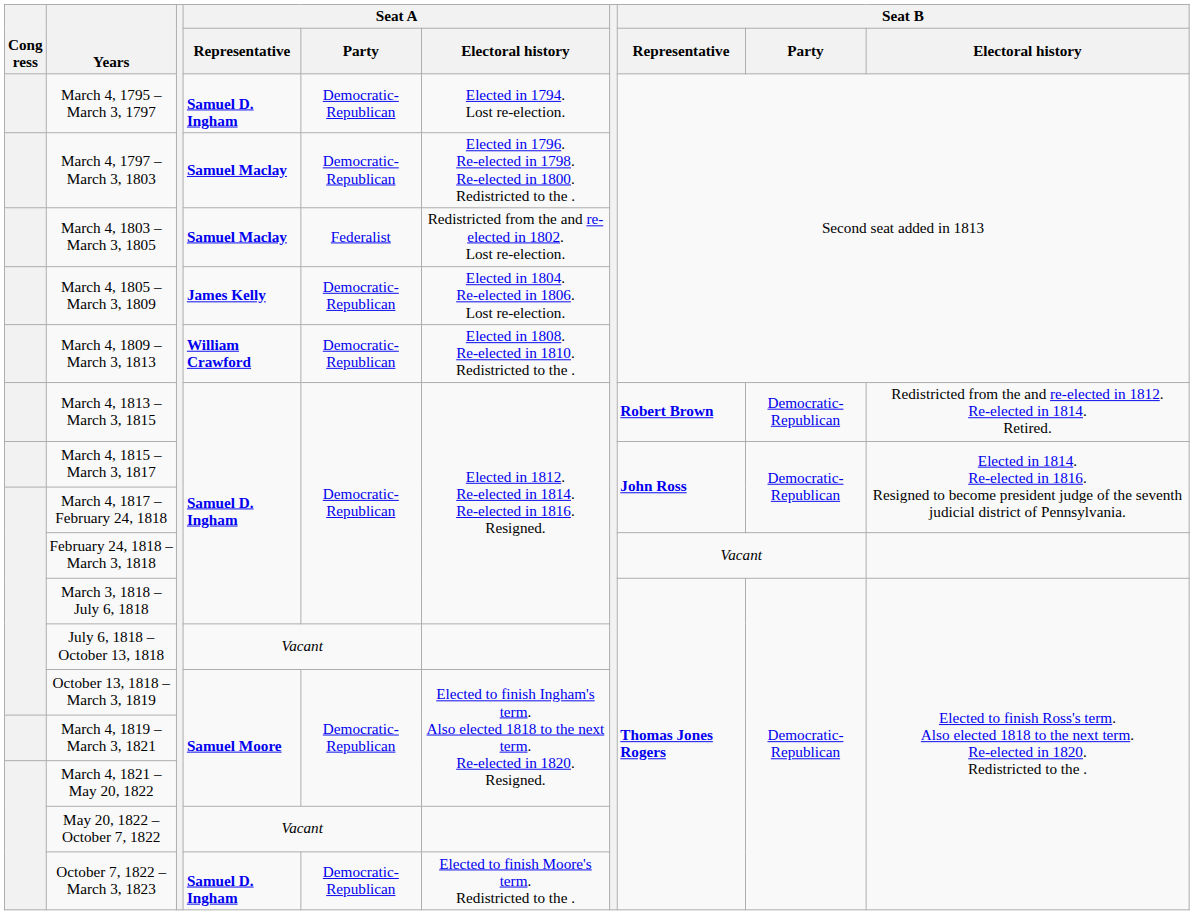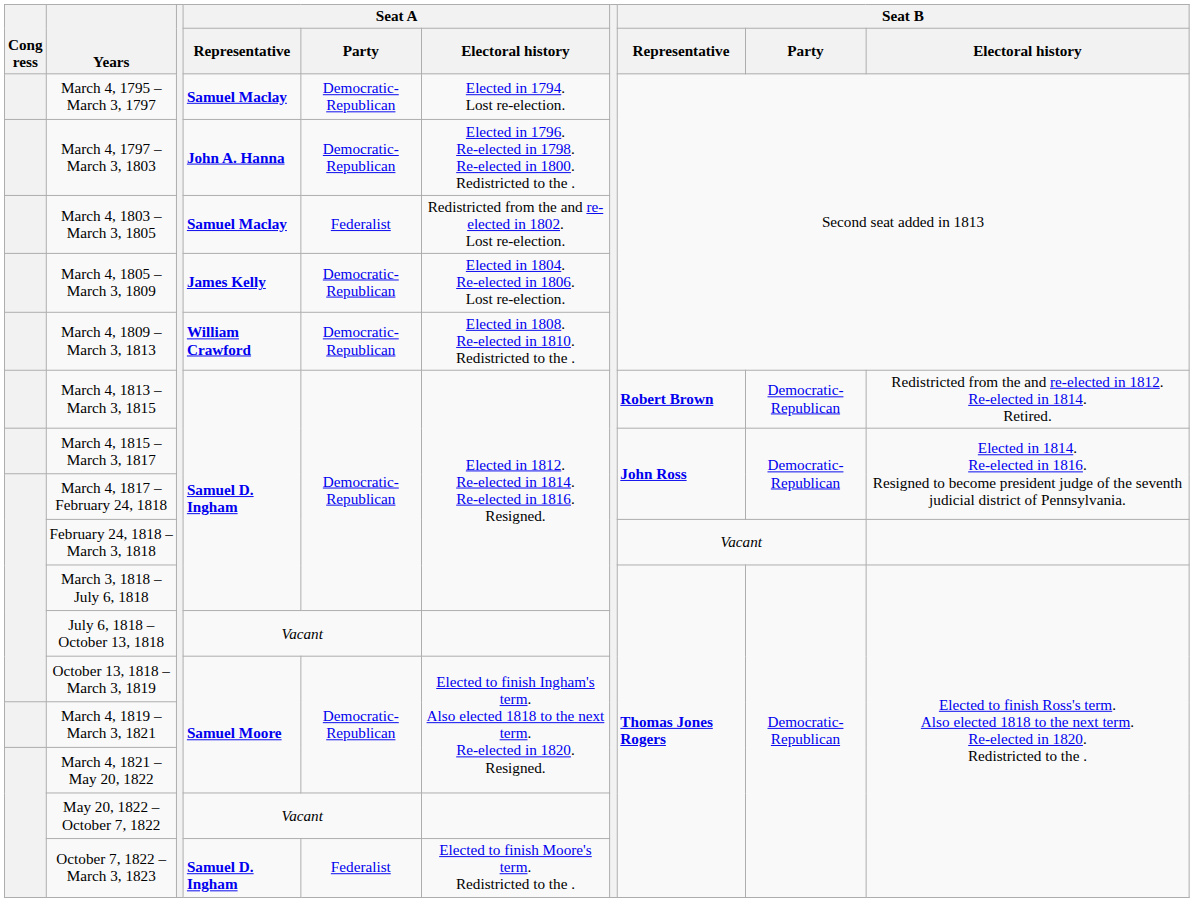(220, 111) Samuel D. Ingham -> (237, 97) Samuel Maclay
(237, 170) Samuel Maclay -> (236, 157) John A. Hanna
(361, 880) Democratic-Republican -> (361, 867) Federalist
